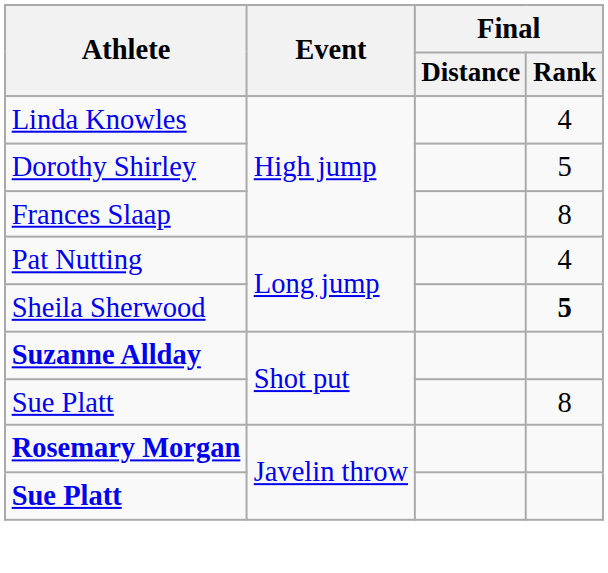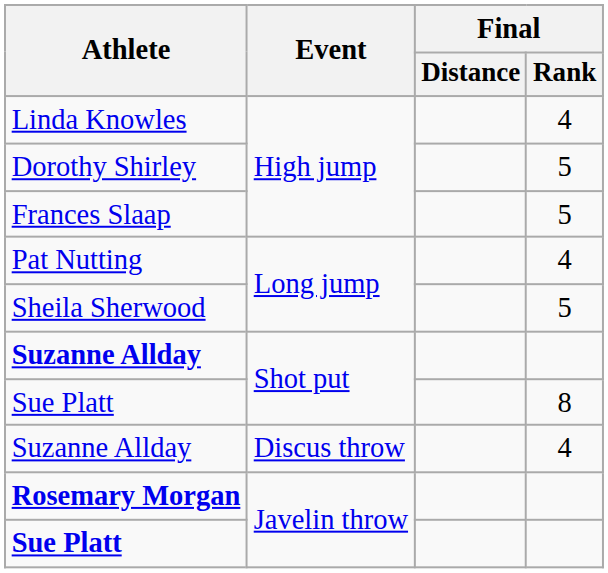(565, 213) 8 -> (565, 213) 5
(565, 308) bold -> (565, 308) normal
+ row: (101, 449)
